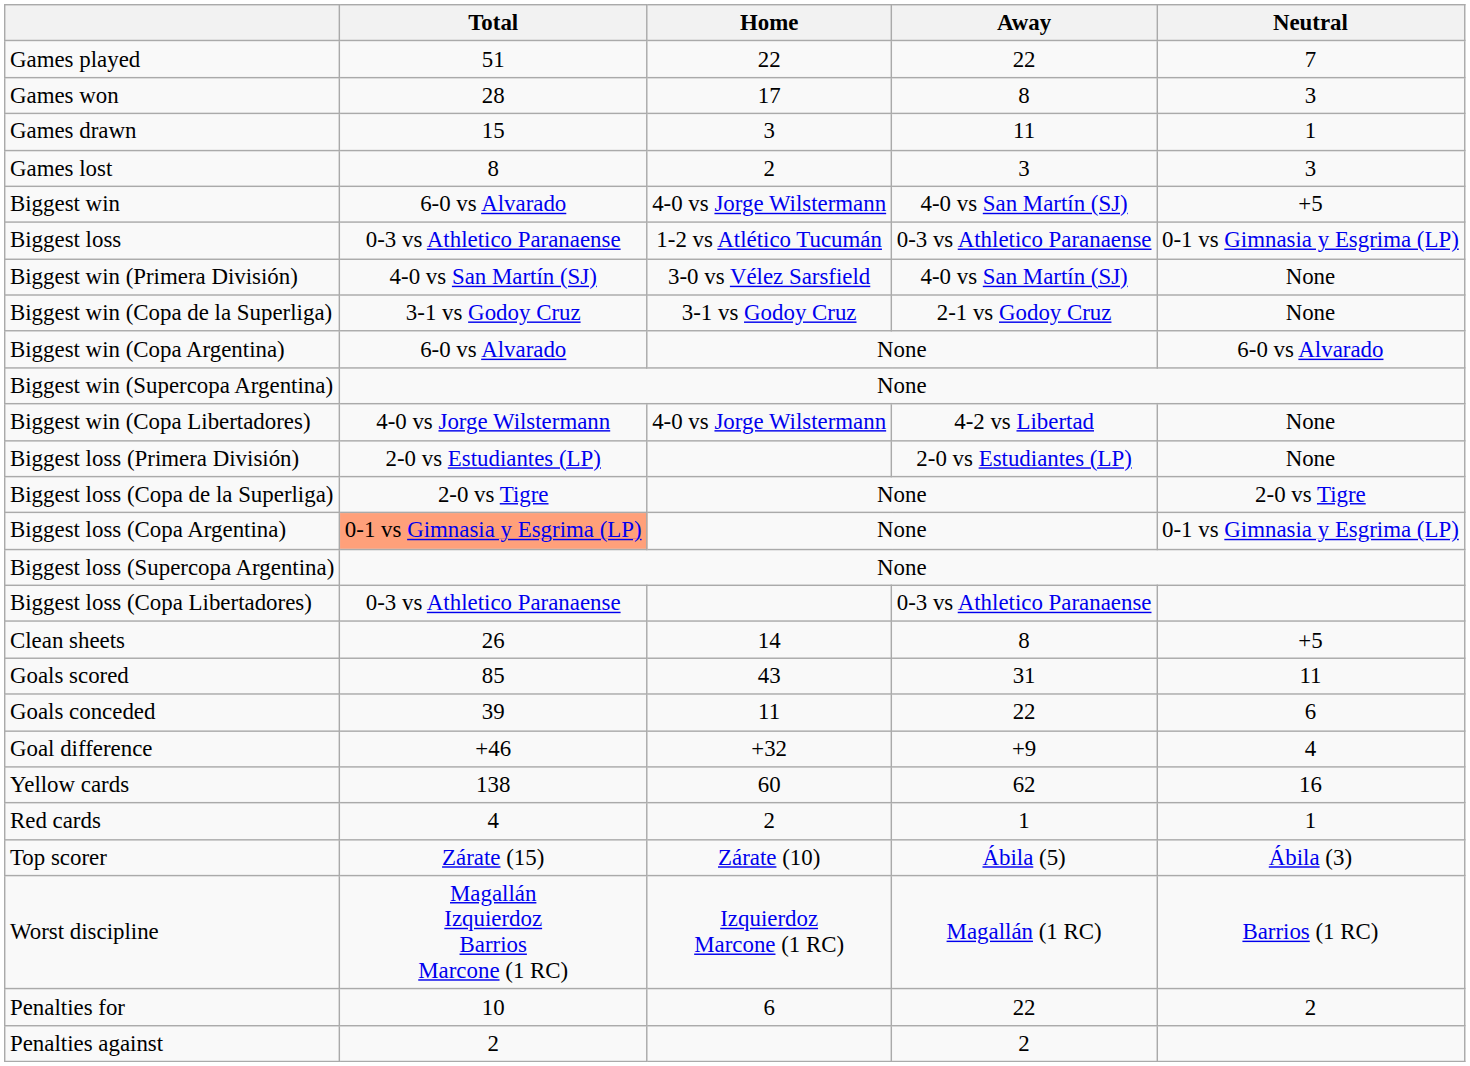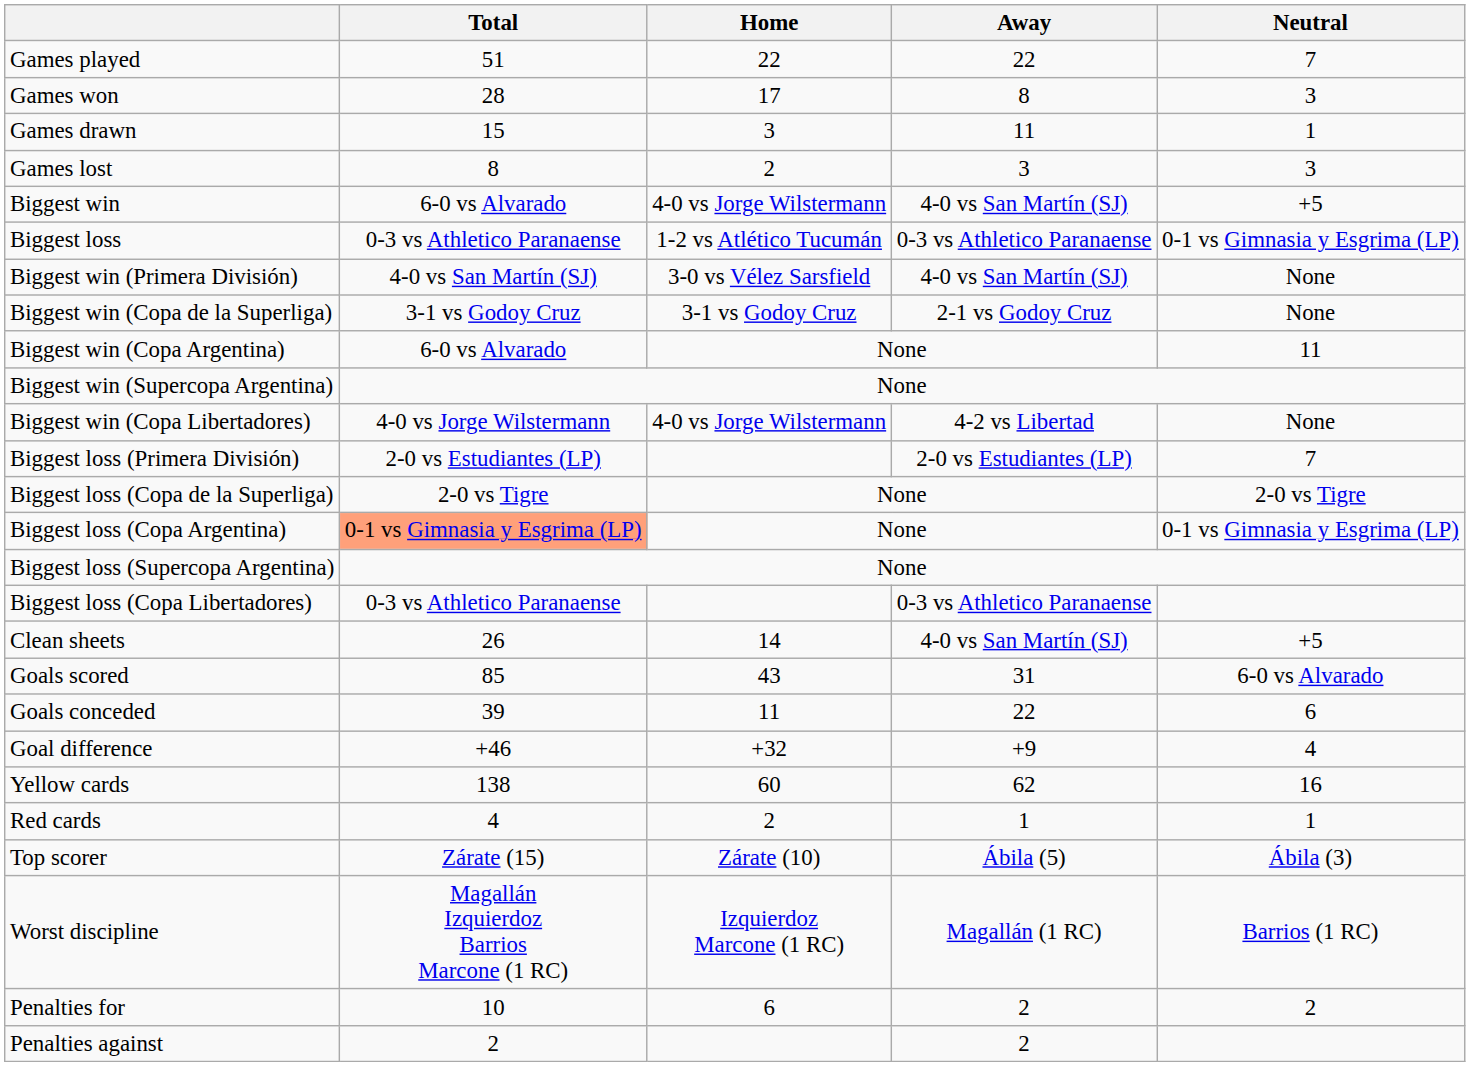(1310, 349) 6-0 vs Alvarado -> (1310, 349) 11
(1310, 458) None -> (1310, 458) 7
(1024, 639) 8 -> (1024, 639) 4-0 vs San Martín (SJ)
(1310, 675) 11 -> (1310, 675) 6-0 vs Alvarado
(1024, 1007) 22 -> (1024, 1007) 2
